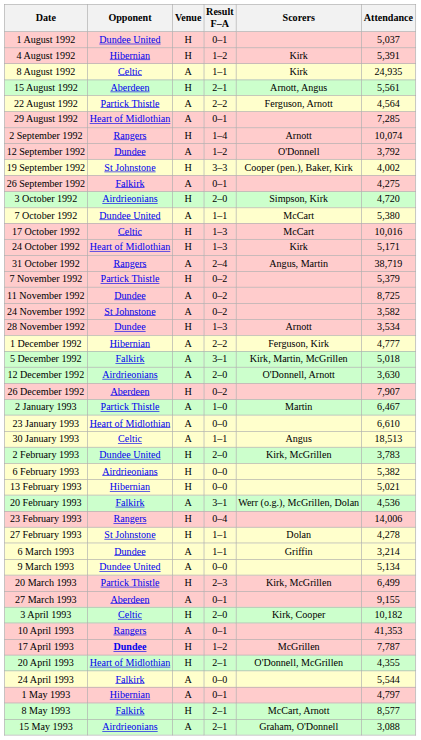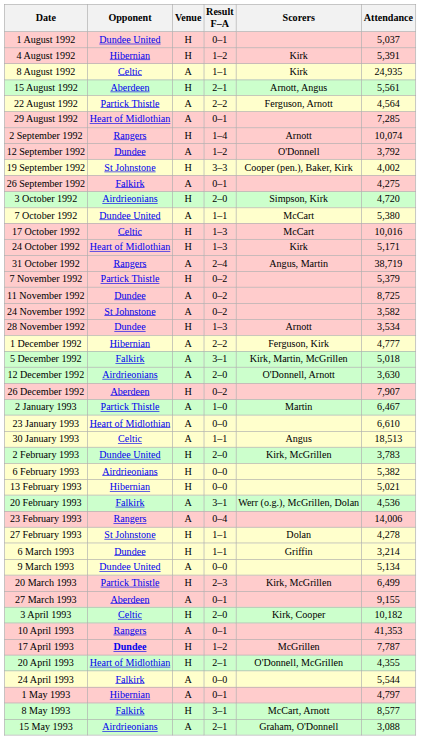(188, 519) H -> (188, 519) A
(188, 551) A -> (188, 551) H
(220, 711) 2–1 -> (220, 711) 3–1
